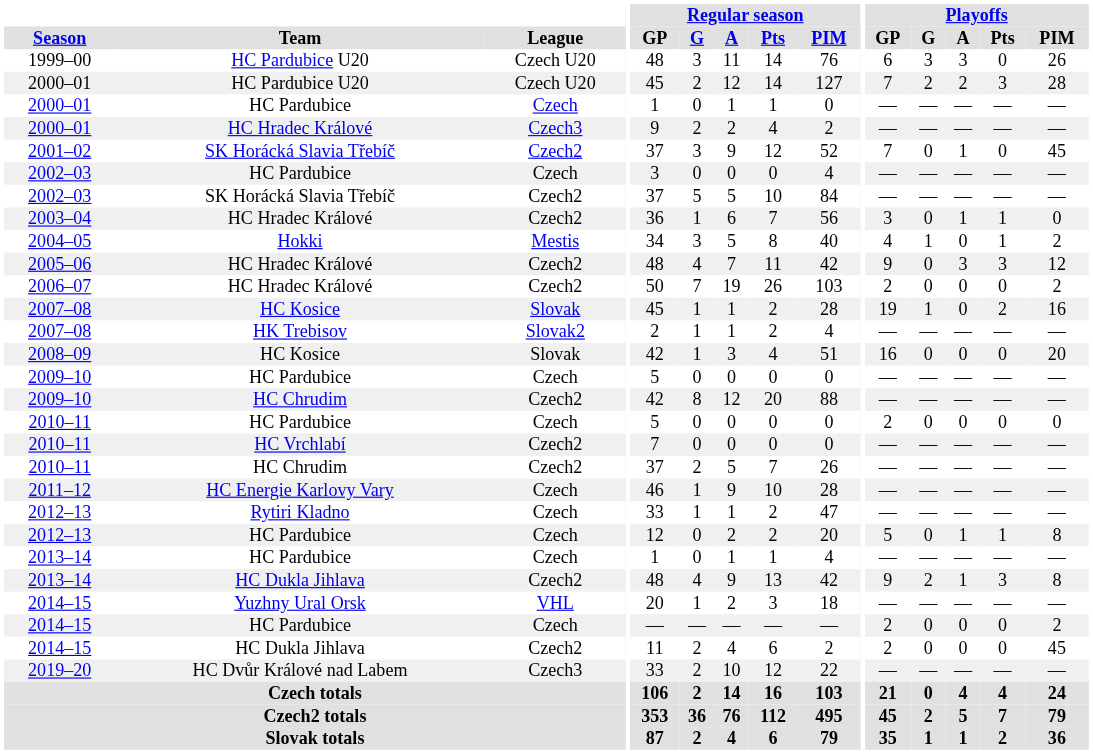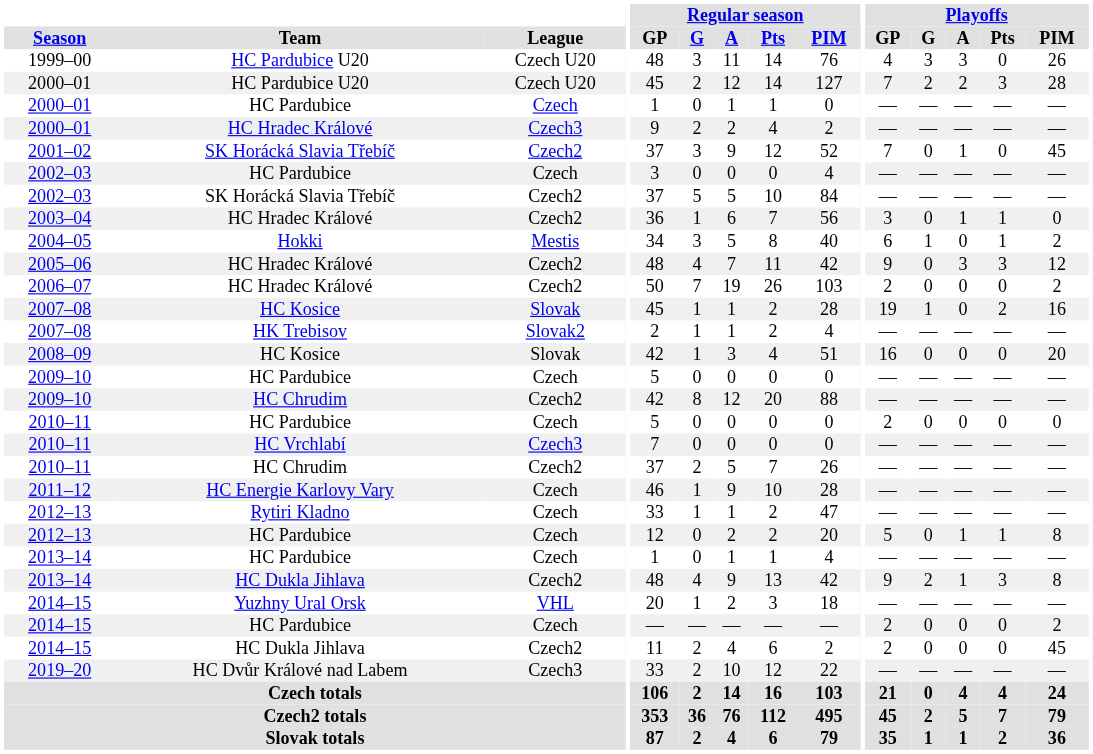(888, 60) 6 -> (888, 60) 4
(888, 241) 4 -> (888, 241) 6
(555, 444) Czech2 -> (555, 444) Czech3
